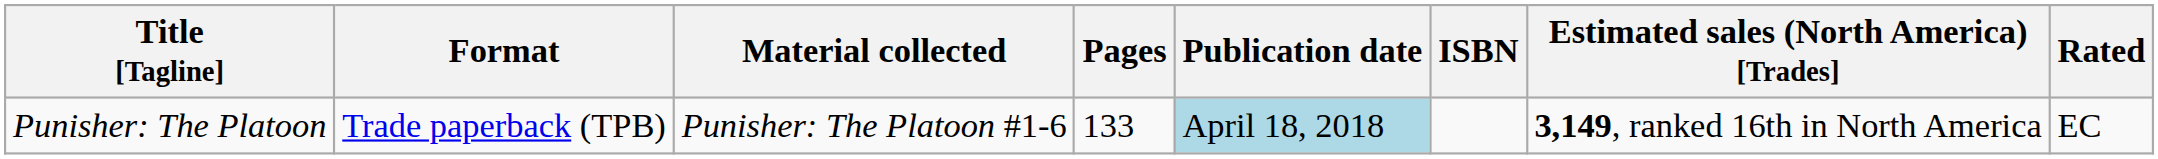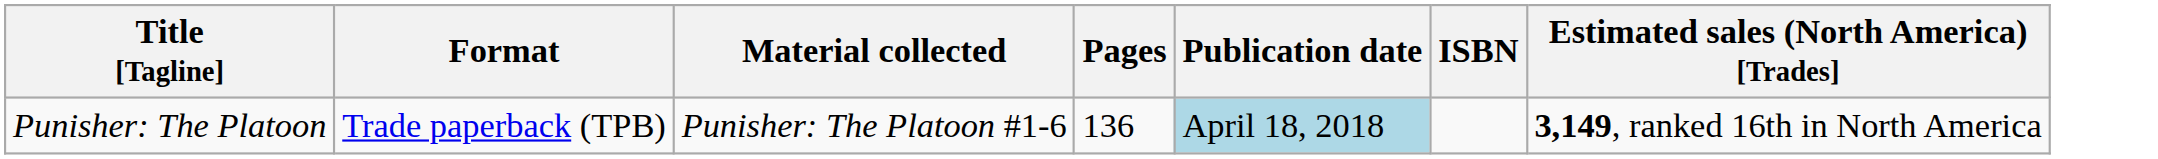- column: (2102, 51)
(1108, 125) 133 -> (1108, 125) 136
